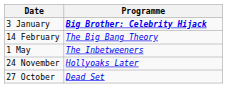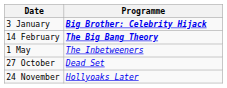(112, 37) normal -> (112, 37) bold
rows swapped: (30, 77) <-> (33, 63)
